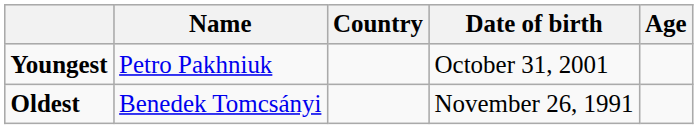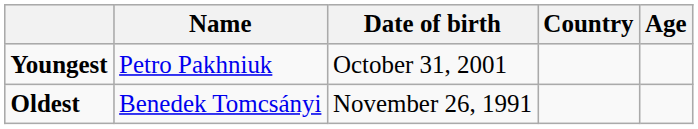columns swapped: (378, 24) <-> (534, 24)
